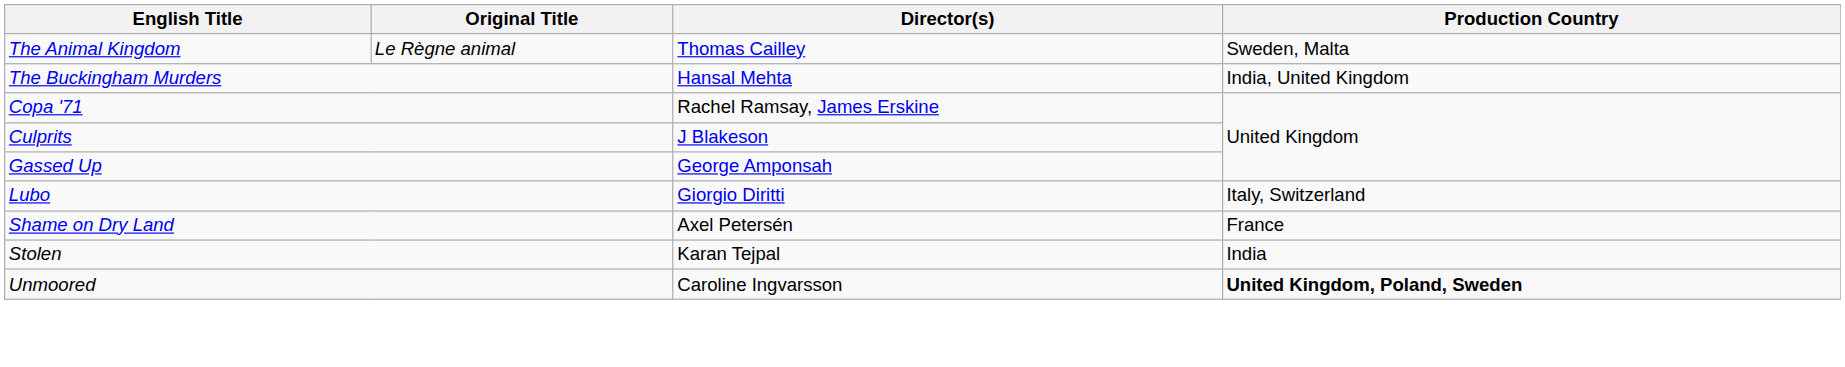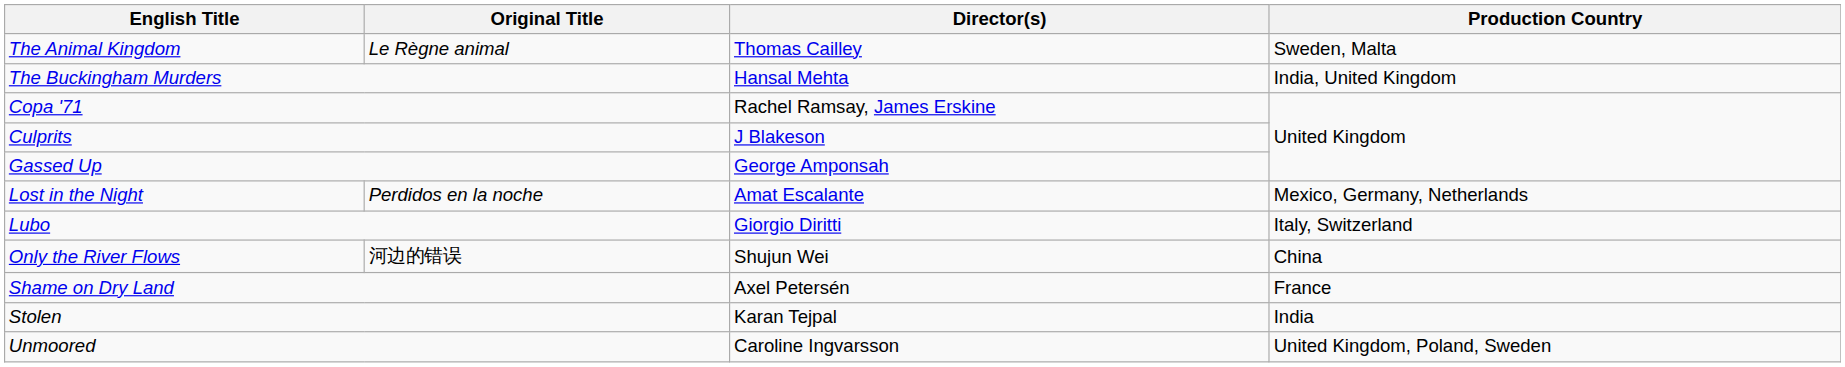+ row: (76, 195)
+ row: (94, 256)
(1374, 284) bold -> (1412, 346) normal
